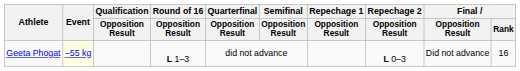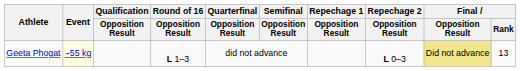(458, 54) no background -> (458, 54) khaki background
(504, 54) 16 -> (504, 54) 13
